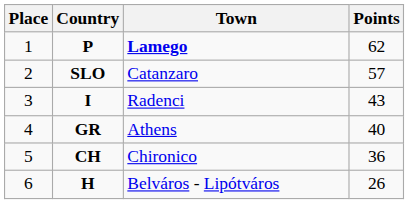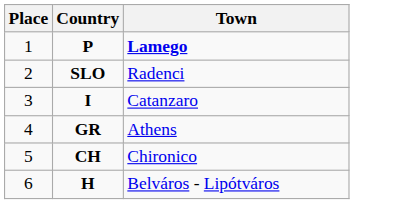- column: (377, 18)
(163, 73) Catanzaro -> (156, 73) Radenci
(156, 101) Radenci -> (163, 101) Catanzaro
